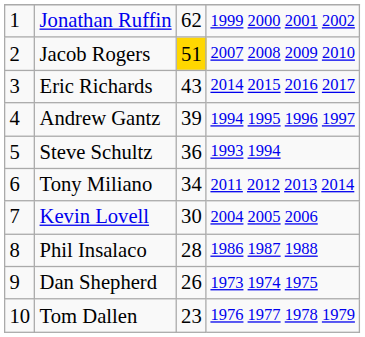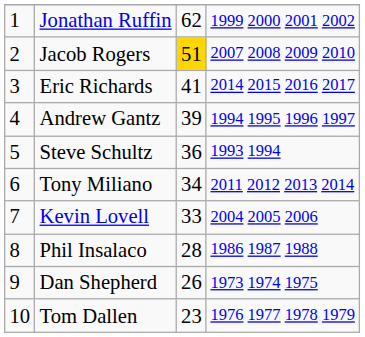(191, 86) 43 -> (191, 86) 41
(191, 217) 30 -> (191, 217) 33
